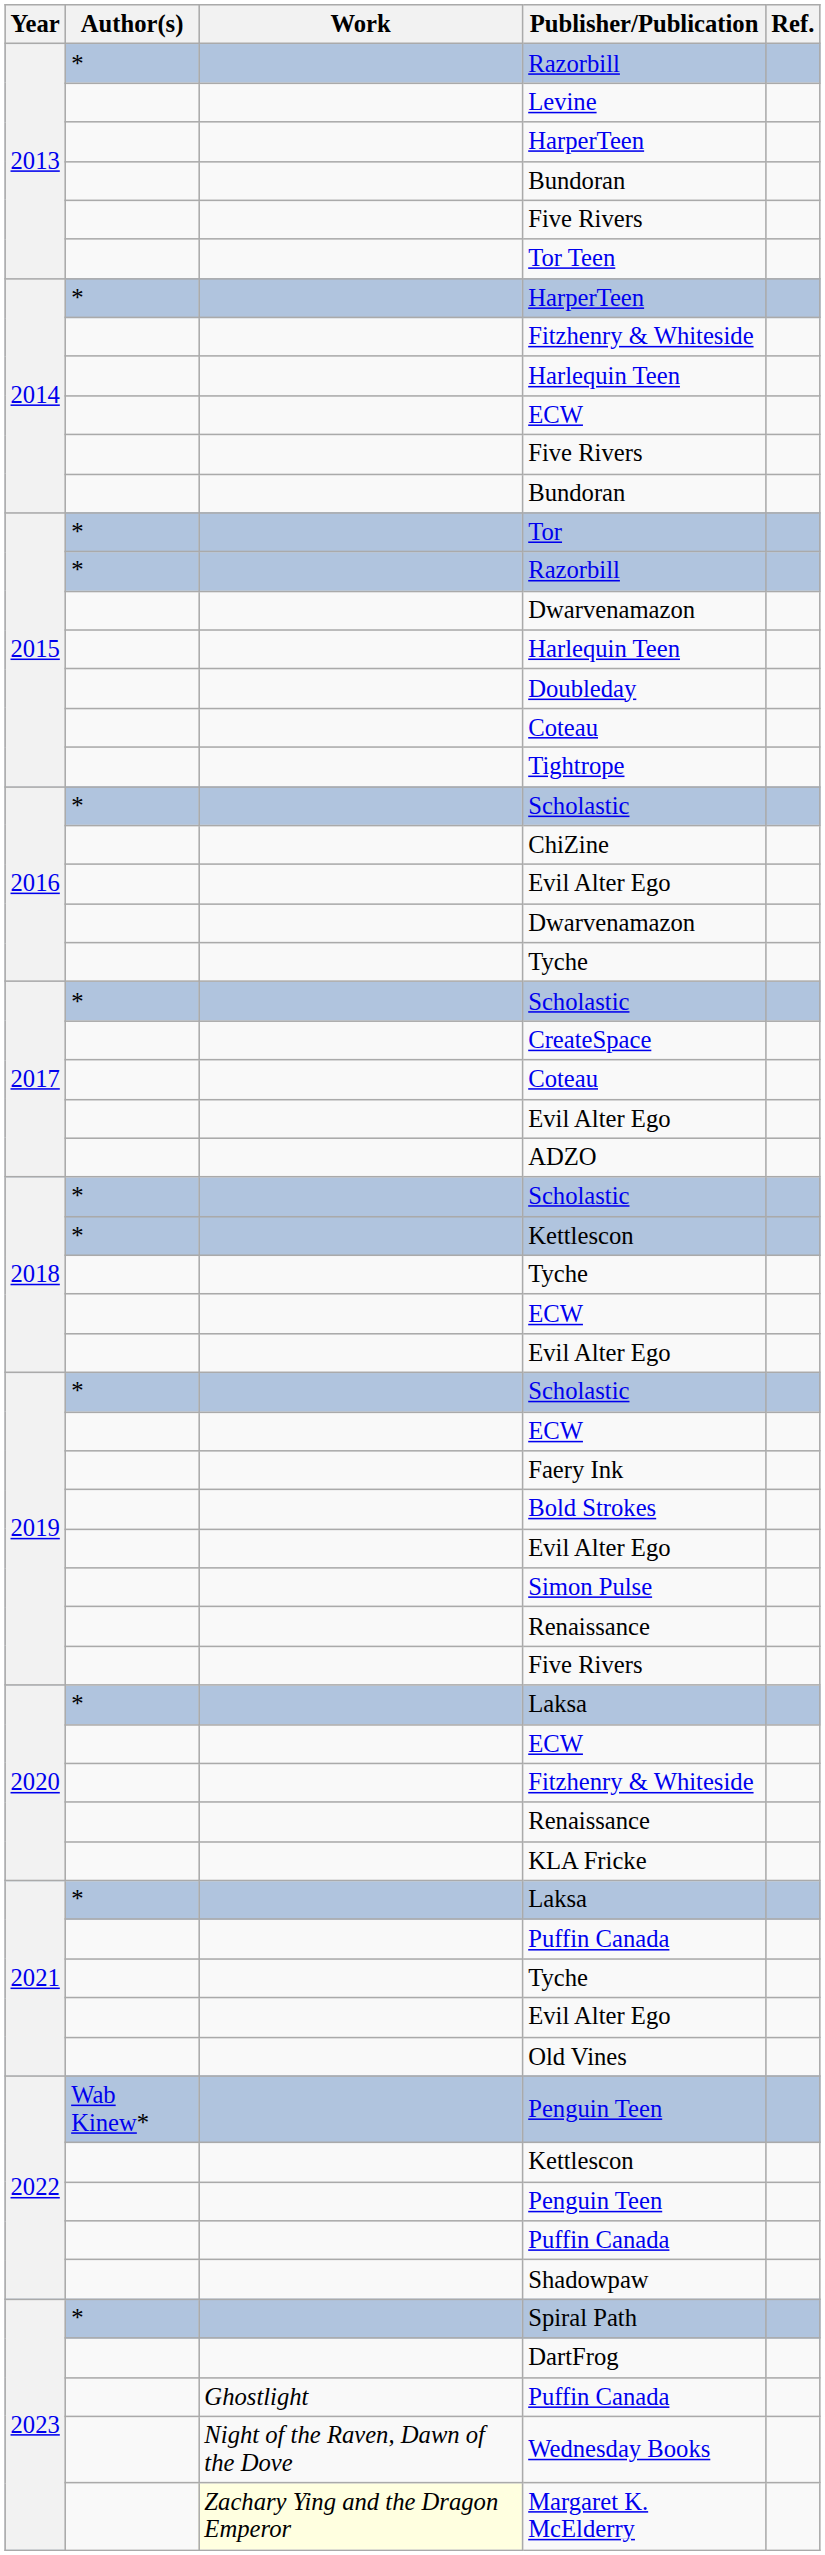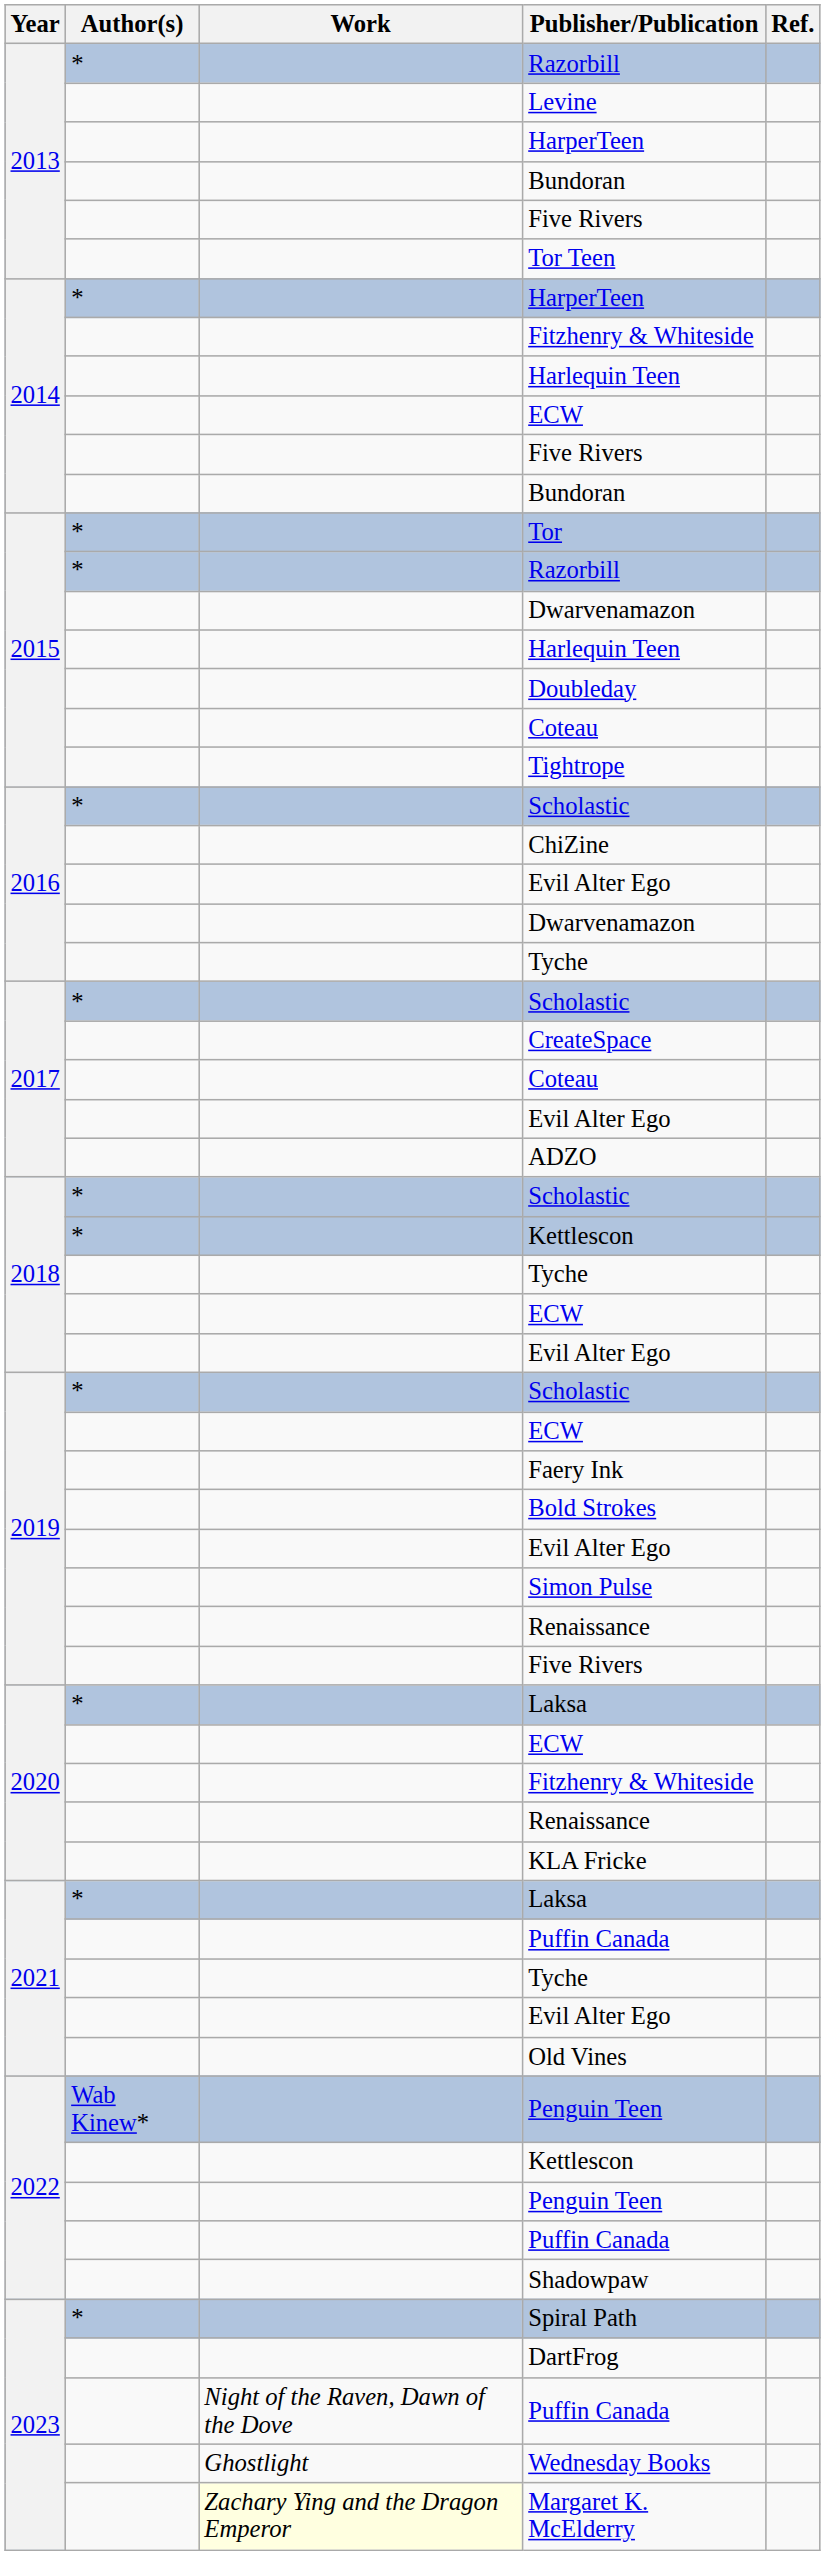(256, 2396) Ghostlight -> (345, 2410) Night of the Raven, Dawn of the Dove
(345, 2449) Night of the Raven, Dawn of the Dove -> (256, 2463) Ghostlight
